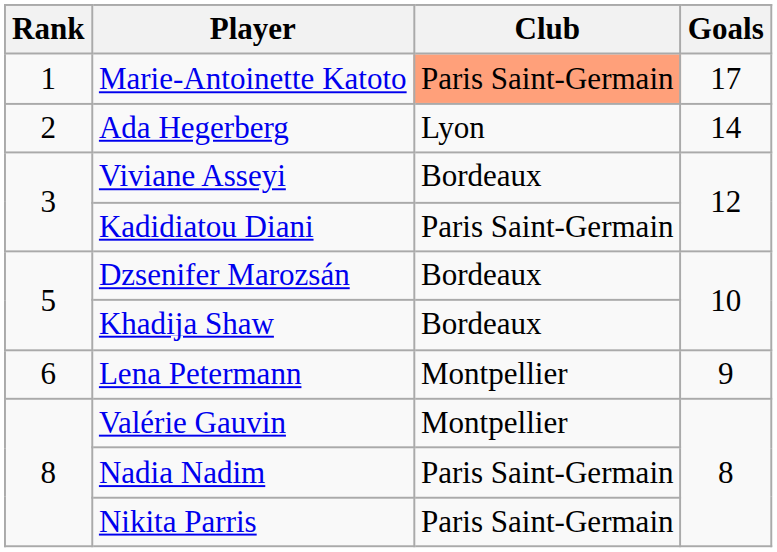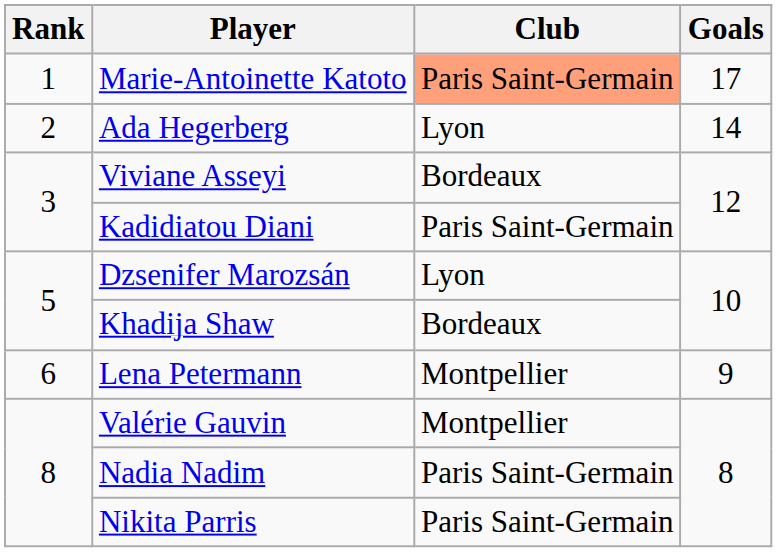(481, 275) Bordeaux -> (453, 275) Lyon
